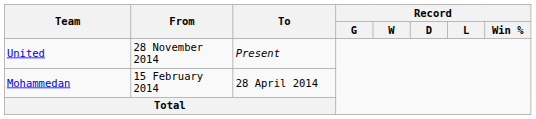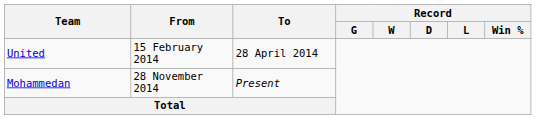(168, 53) 28 November 2014 -> (168, 53) 15 February 2014
(258, 53) Present -> (277, 53) 28 April 2014
(168, 83) 15 February 2014 -> (168, 83) 28 November 2014
(277, 83) 28 April 2014 -> (258, 83) Present
